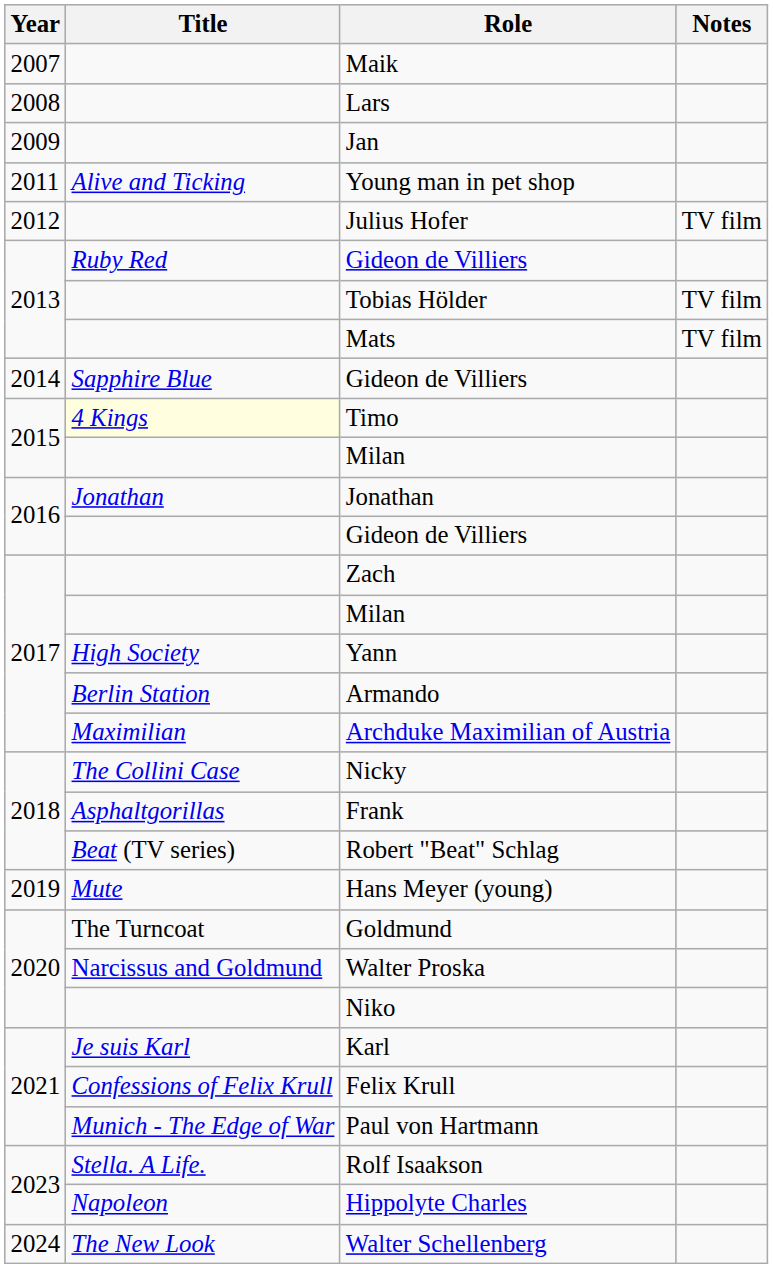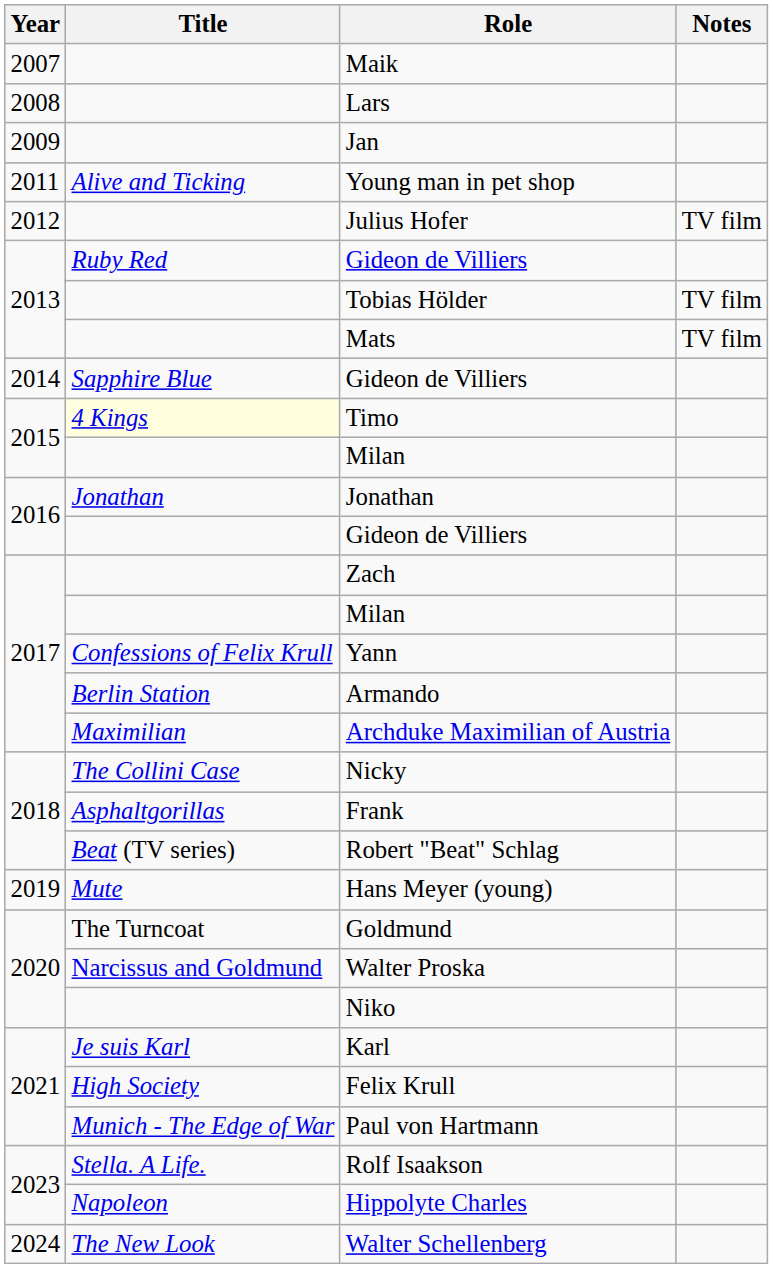(135, 653) High Society -> (202, 653) Confessions of Felix Krull
(202, 1086) Confessions of Felix Krull -> (135, 1086) High Society
